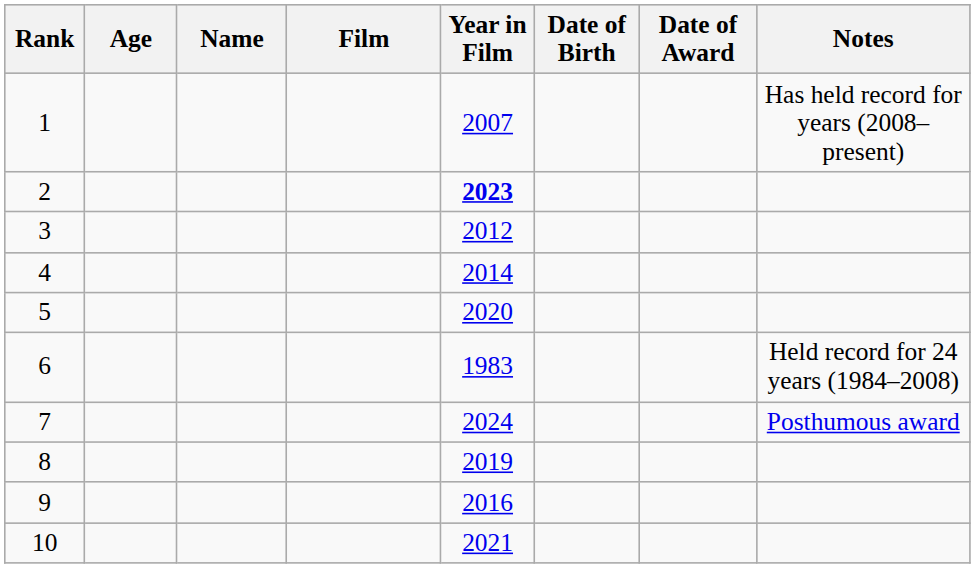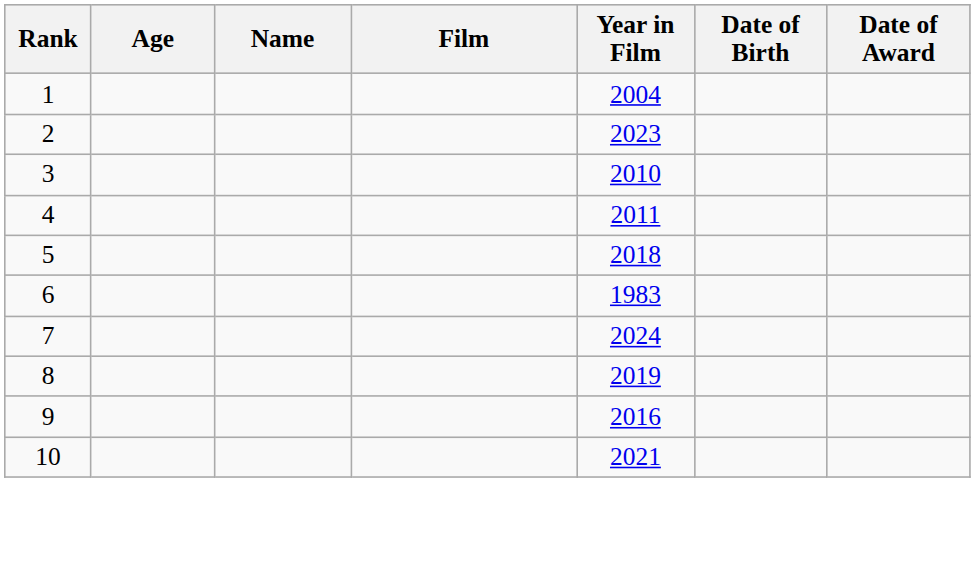- column: (863, 38)
(488, 122) 2007 -> (635, 93) 2004
(488, 191) bold -> (635, 133) normal
(488, 231) 2012 -> (635, 174) 2010
(488, 271) 2014 -> (635, 214) 2011
(488, 312) 2020 -> (635, 255) 2018
